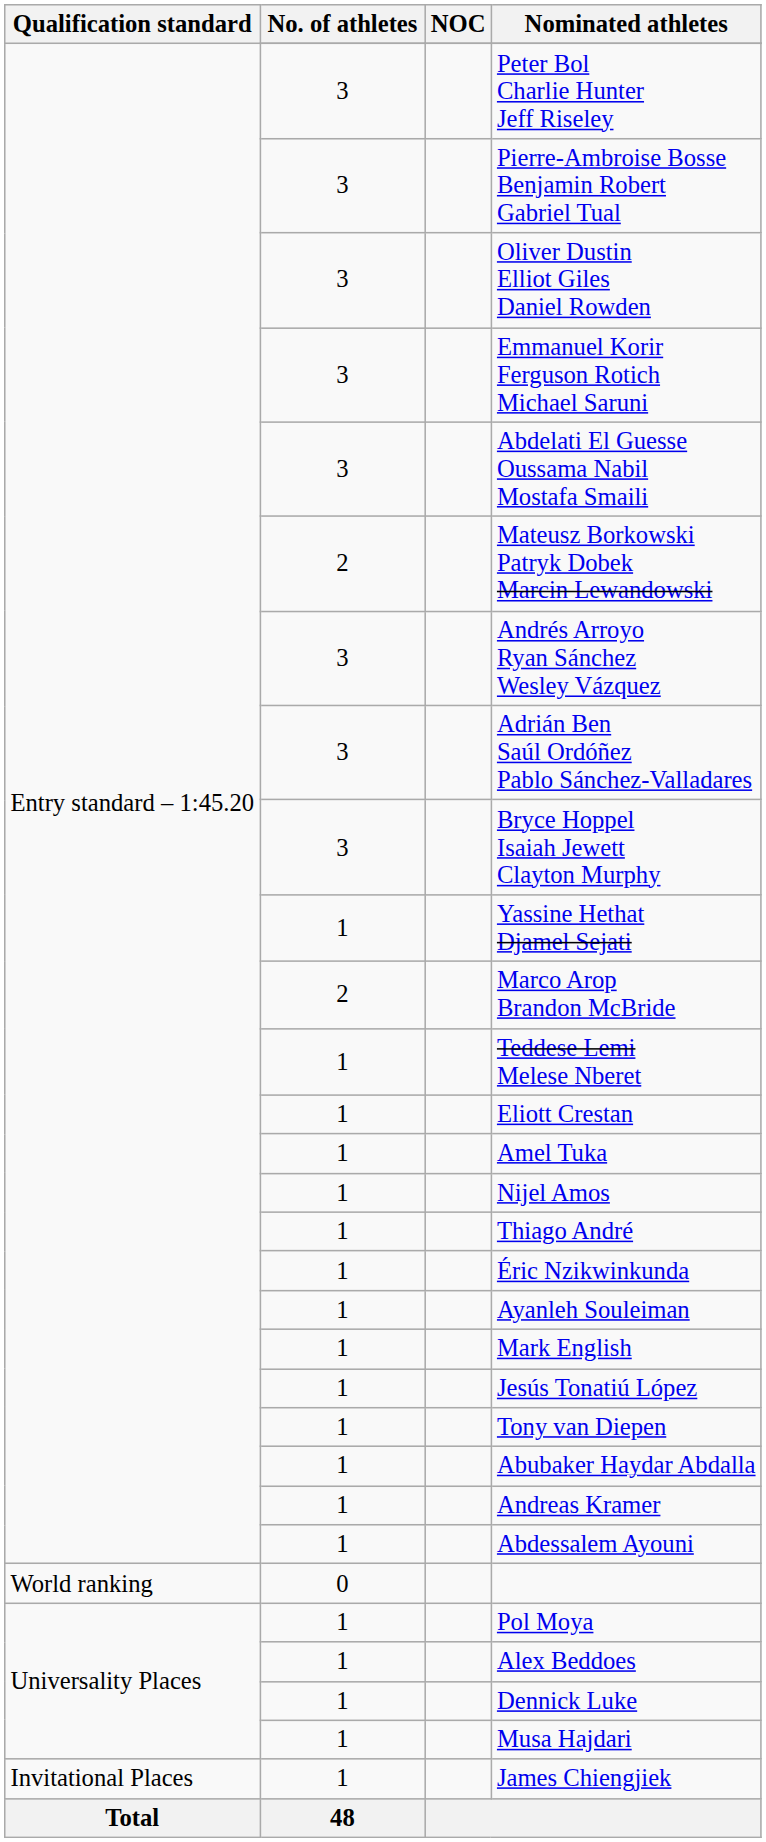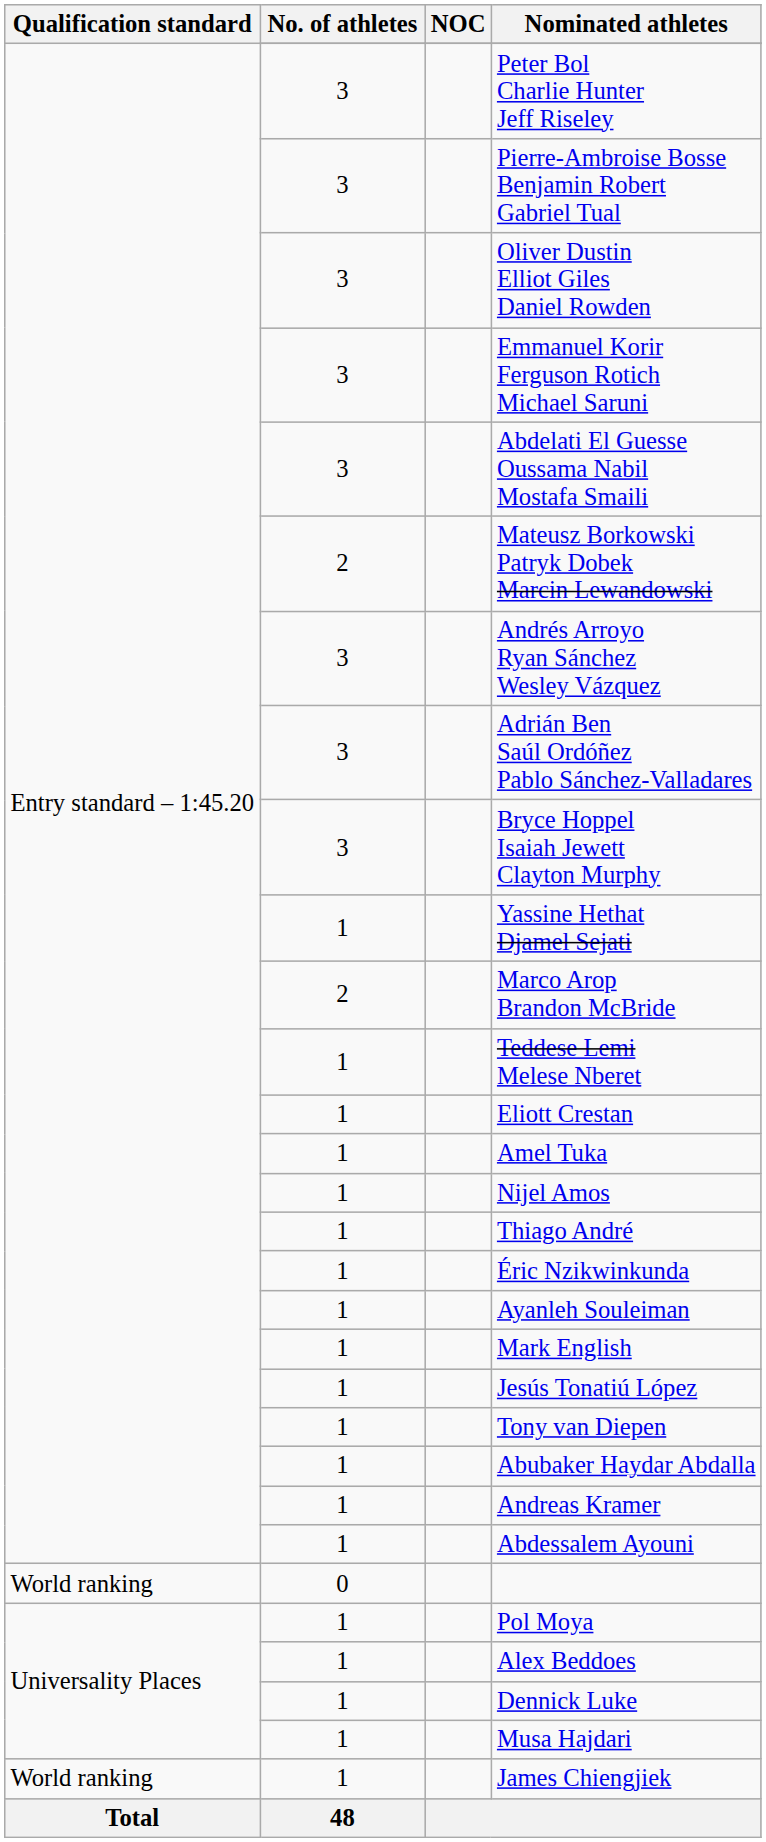(102, 1778) Invitational Places -> (82, 1778) World ranking
